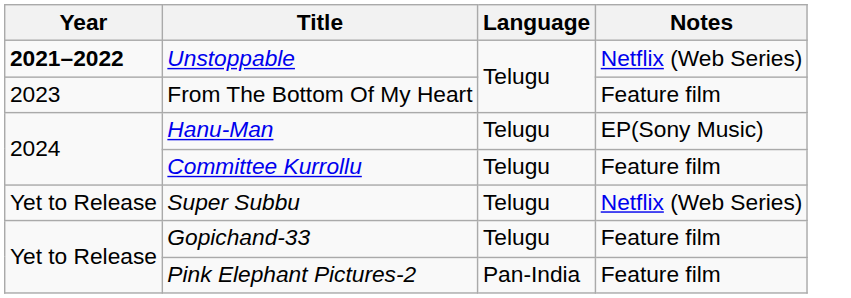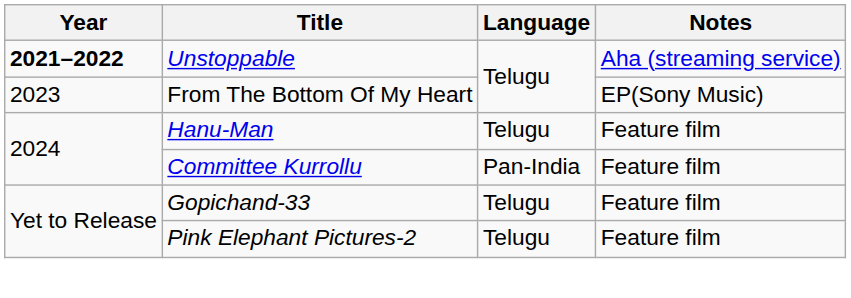(702, 58) Netflix (Web Series) -> (721, 58) Aha (streaming service)
(661, 94) Feature film -> (682, 94) EP(Sony Music)
(682, 130) EP(Sony Music) -> (661, 130) Feature film
(516, 166) Telugu -> (532, 166) Pan-India
- row: (234, 202)
(532, 274) Pan-India -> (516, 238) Telugu
